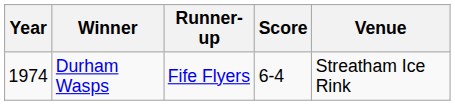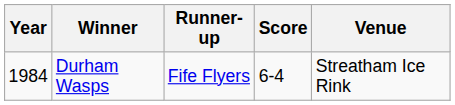(28, 76) 1974 -> (28, 76) 1984
